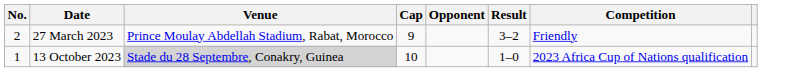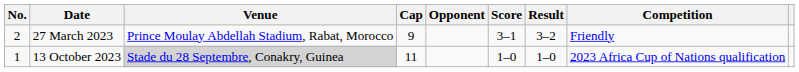+ column: (507, 14)
(411, 56) 10 -> (411, 56) 11
